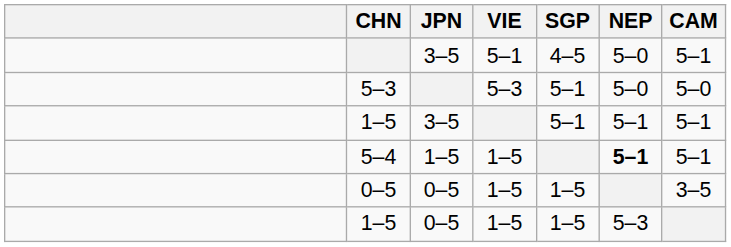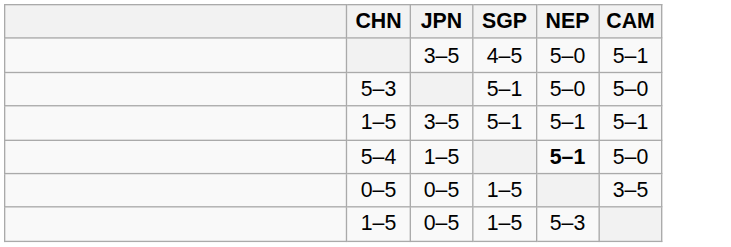- column: (504, 21)
(694, 156) 5–1 -> (631, 156) 5–0
